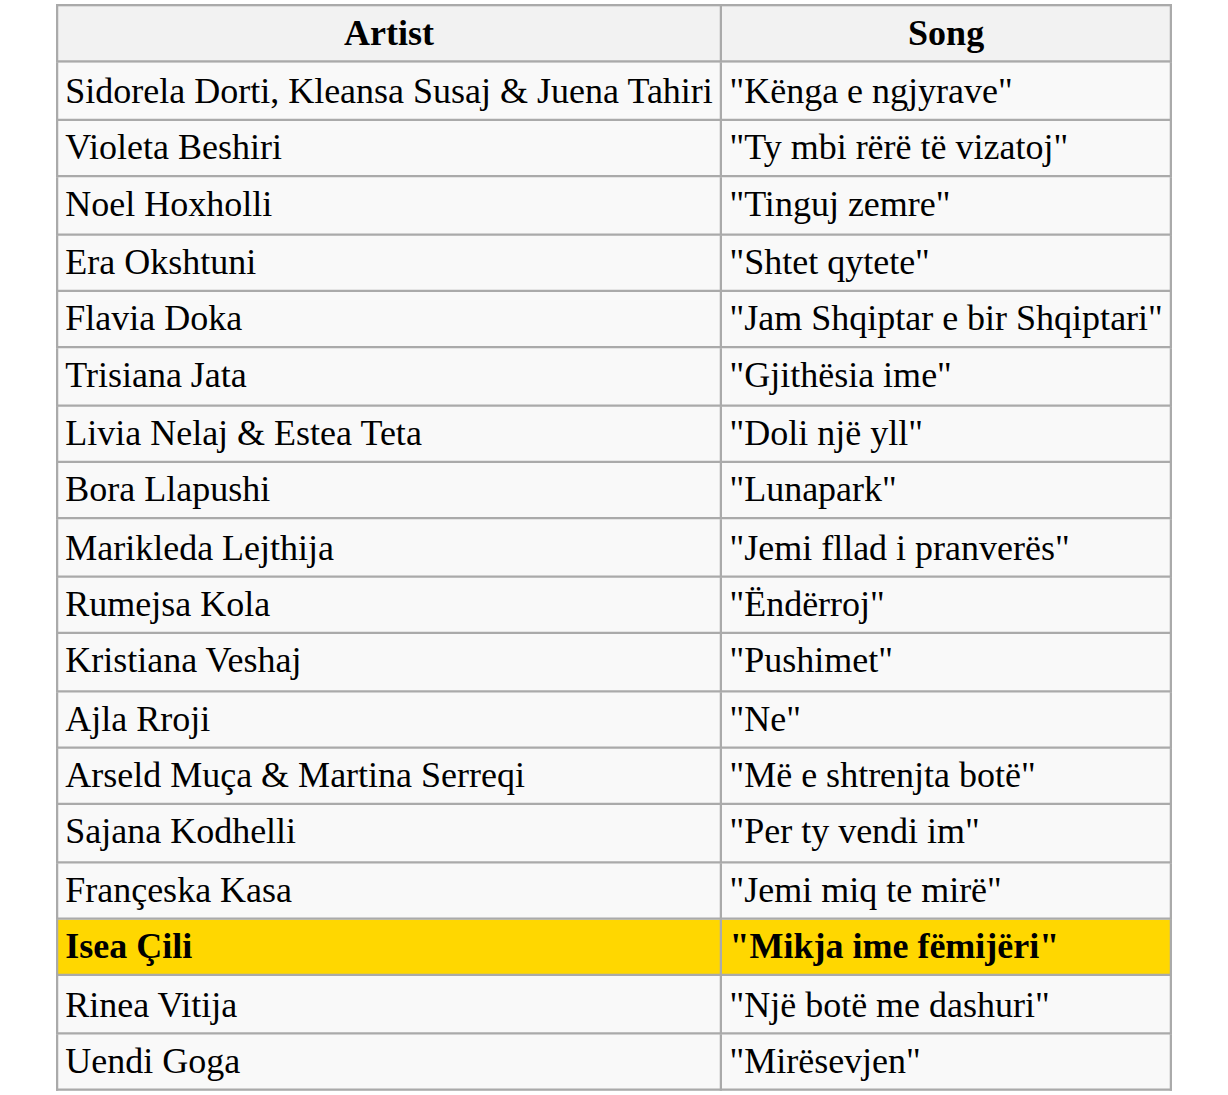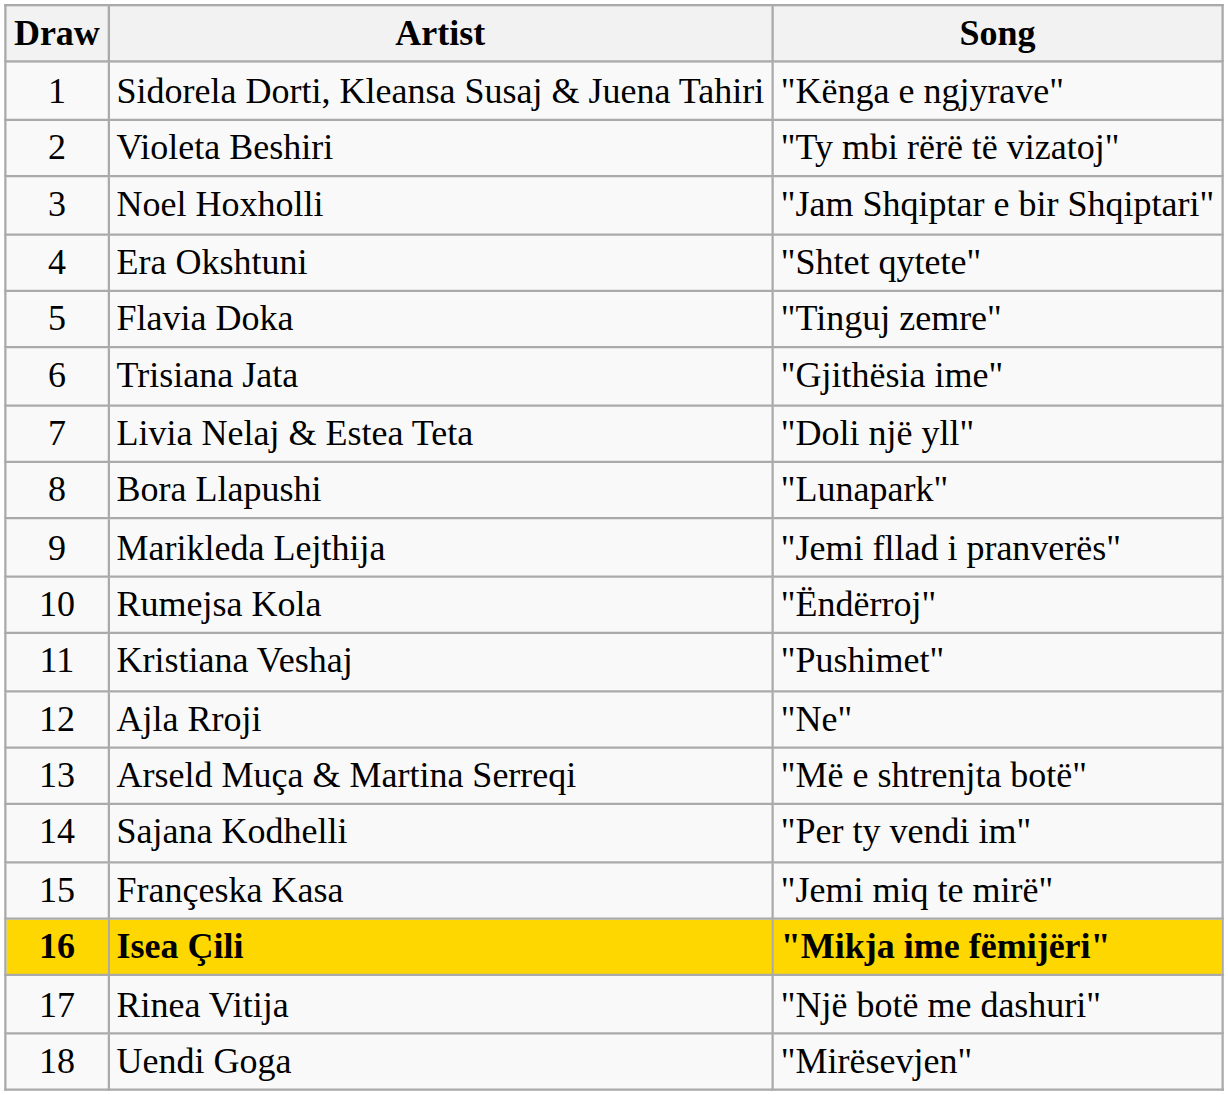+ column: (57, 33)
(840, 204) "Tinguj zemre" -> (997, 204) "Jam Shqiptar e bir Shqiptari"
(946, 318) "Jam Shqiptar e bir Shqiptari" -> (891, 318) "Tinguj zemre"
